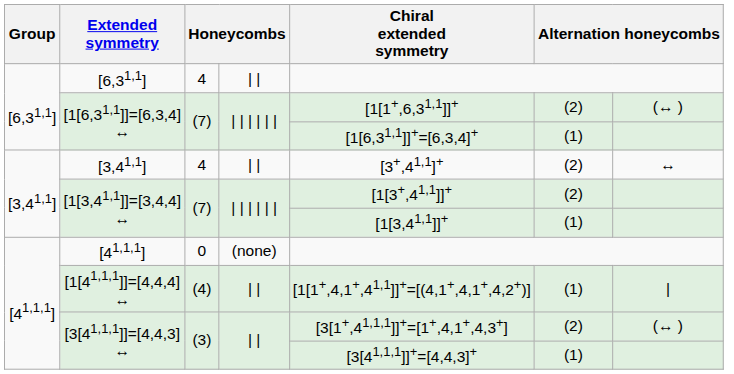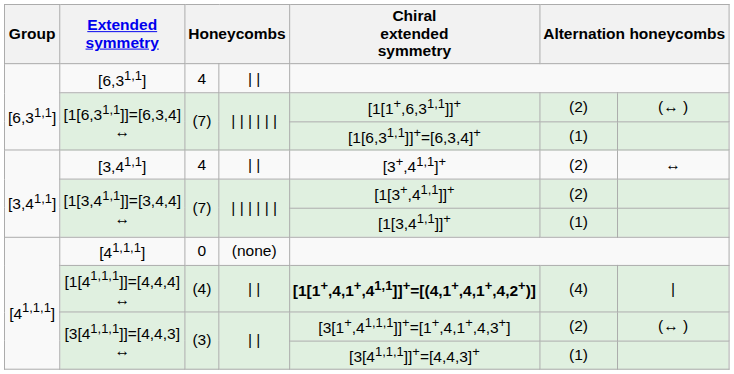(412, 288) normal -> (414, 288) bold
(573, 288) (1) -> (579, 288) (4)
